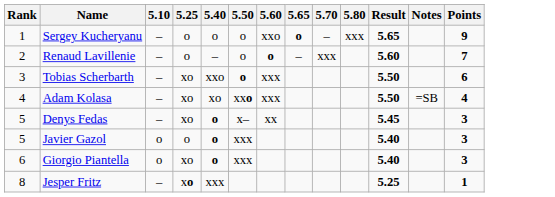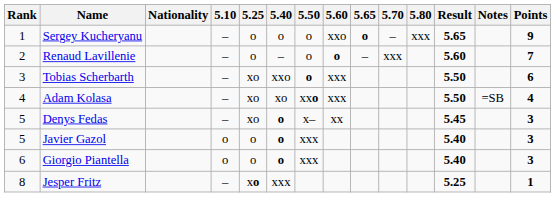+ column: (178, 15)
(187, 160) xo -> (253, 160) o
